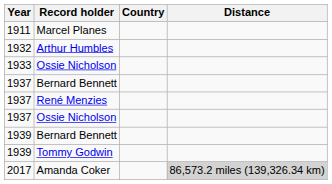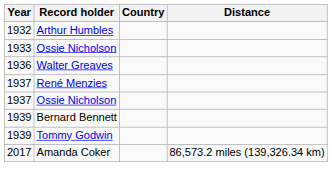- row: (19, 30)
+ row: (19, 65)
- row: (19, 83)
(247, 170) lightgrey background -> (247, 153) no background
